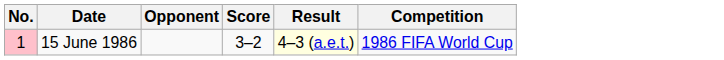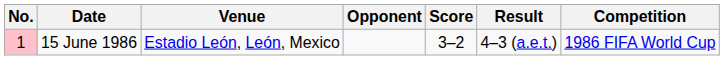+ column: (242, 17)
(316, 42) lightyellow background -> (519, 42) no background
